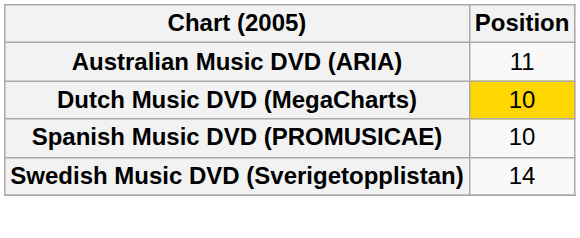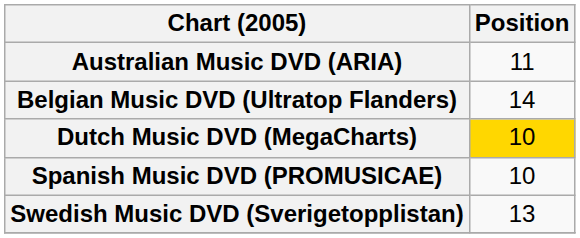+ row: (237, 99)
(522, 175) 14 -> (522, 213) 13
